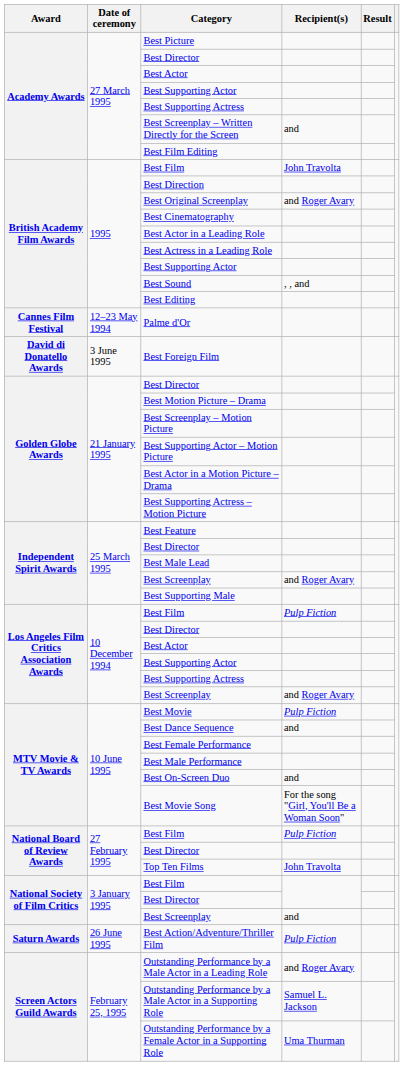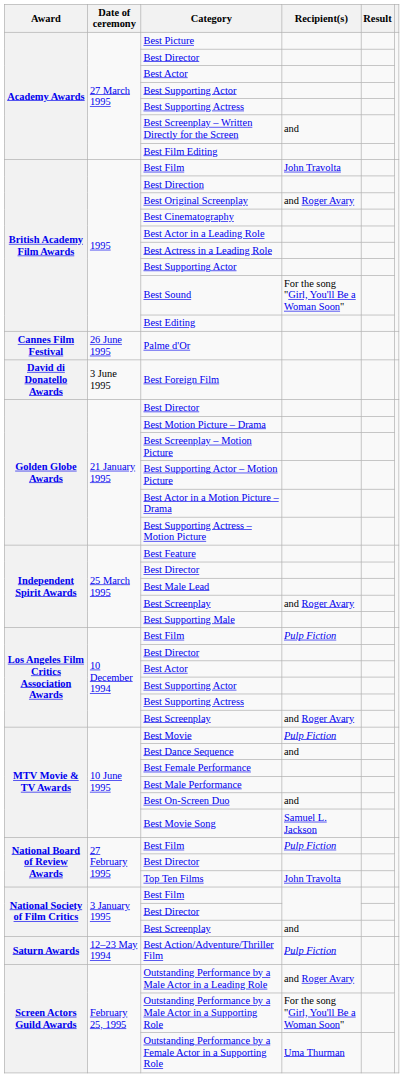(297, 283) , , and -> (320, 295) For the song "Girl, You'll Be a Woman Soon"
(114, 322) 12–23 May 1994 -> (106, 345) 26 June 1995
(320, 805) For the song "Girl, You'll Be a Woman Soon" -> (305, 823) Samuel L. Jackson
(106, 938) 26 June 1995 -> (114, 950) 12–23 May 1994
(305, 1001) Samuel L. Jackson -> (320, 1012) For the song "Girl, You'll Be a Woman Soon"
